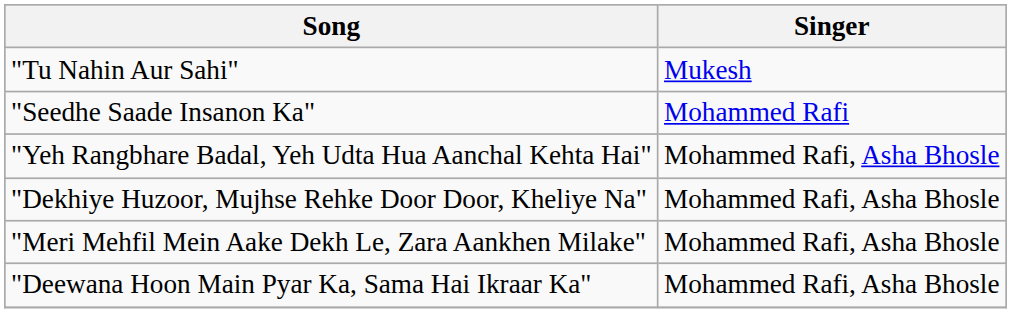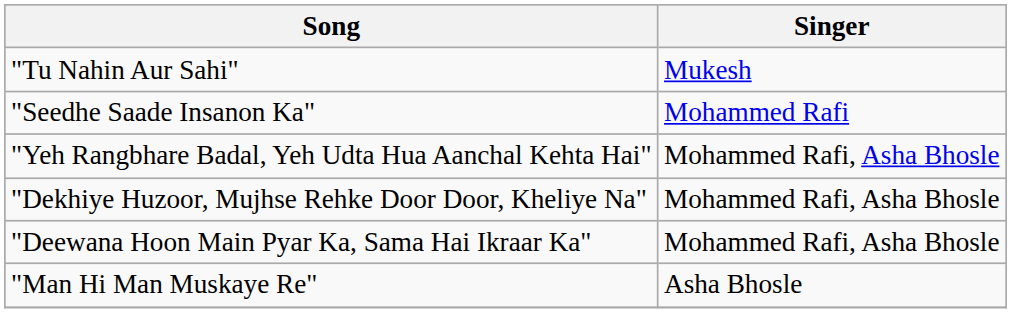- row: (329, 241)
+ row: (164, 284)
